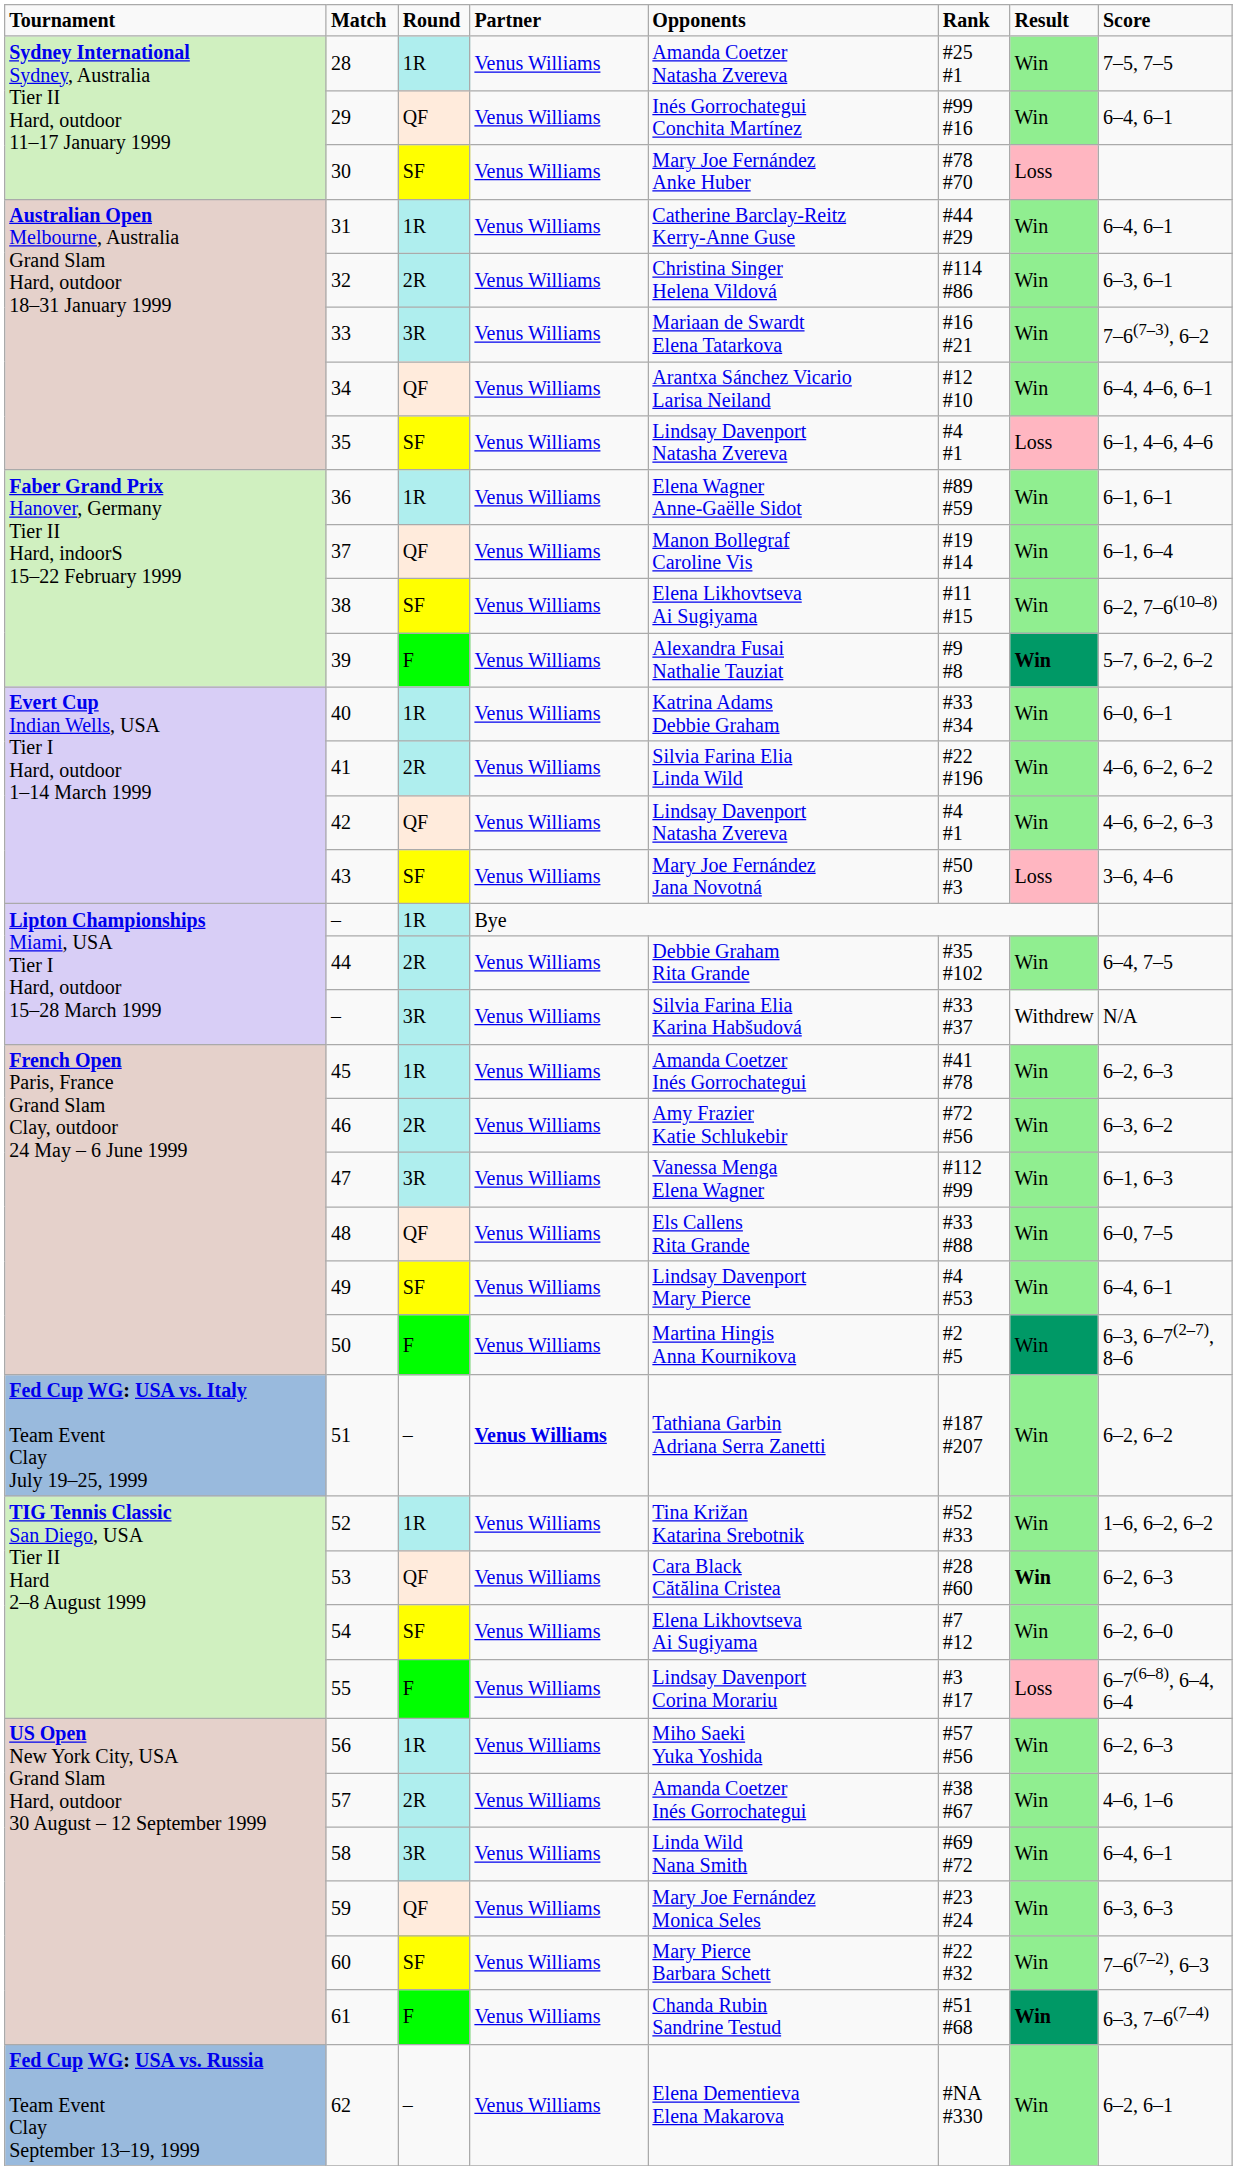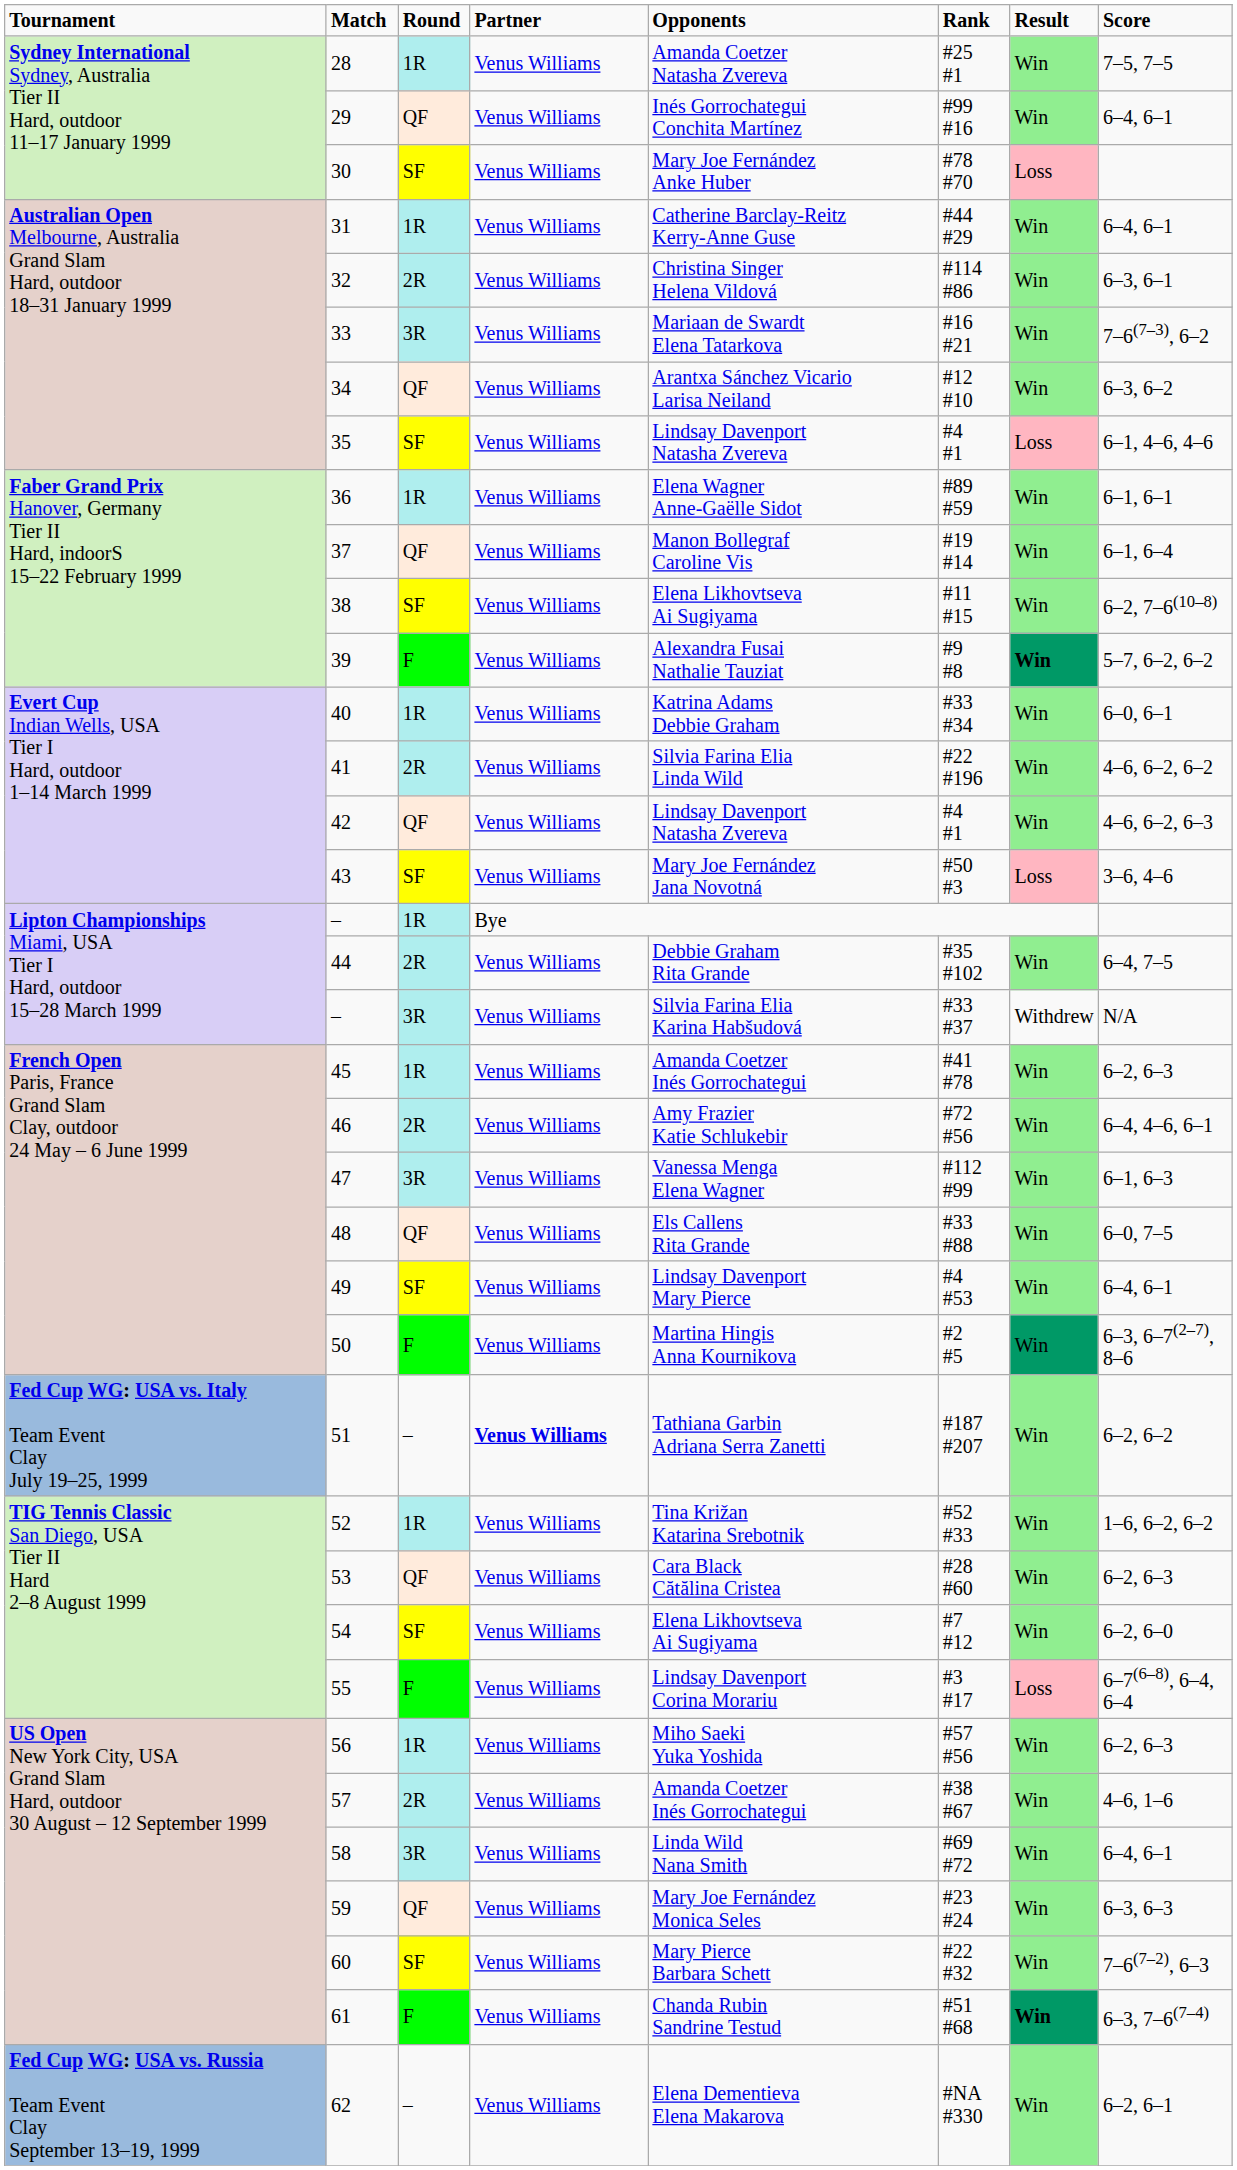(1158, 388) 6–4, 4–6, 6–1 -> (1138, 388) 6–3, 6–2
(1138, 1125) 6–3, 6–2 -> (1158, 1125) 6–4, 4–6, 6–1
(1033, 1577) bold -> (1031, 1577) normal
